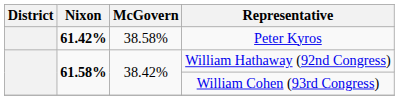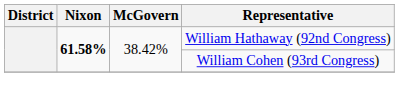- row: (288, 38)
